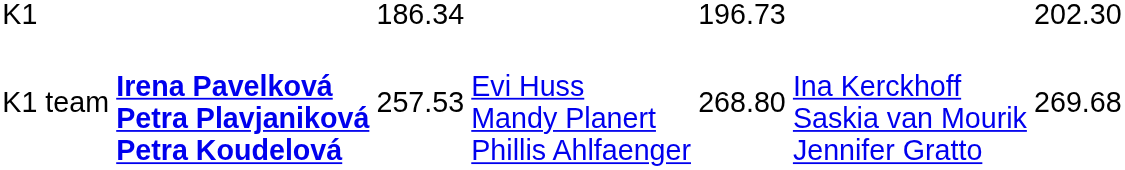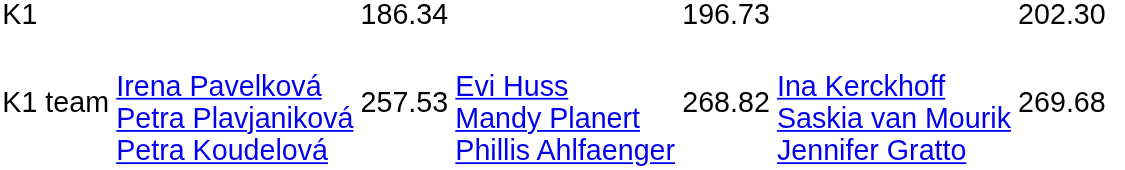(243, 118) bold -> (235, 118) normal
(742, 102) 268.80 -> (726, 102) 268.82
